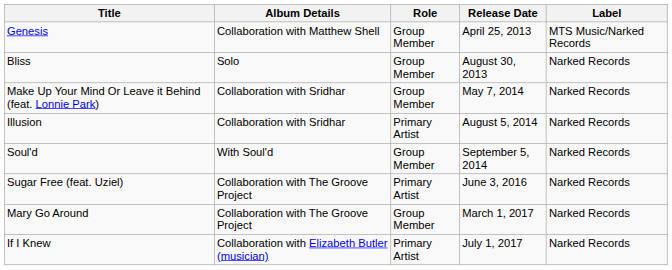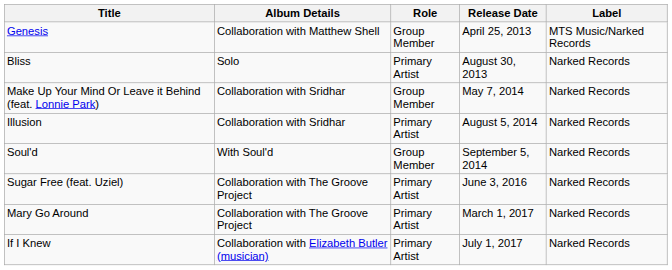(414, 67) Group Member -> (413, 67) Primary Artist
(414, 219) Group Member -> (413, 219) Primary Artist
